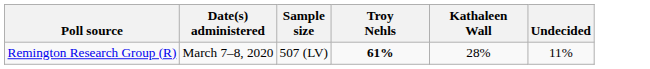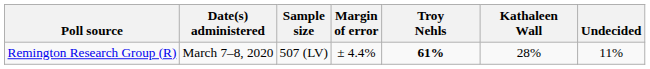+ column: (356, 23)
